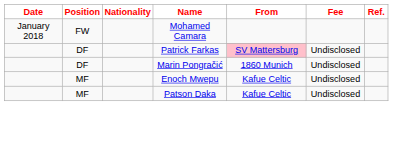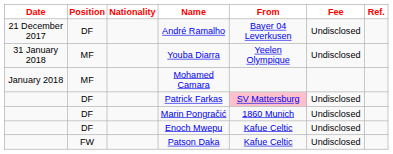+ row: (194, 31)
+ row: (194, 56)
(82, 31) FW -> (87, 80) MF
(82, 79) MF -> (87, 128) DF
(82, 94) MF -> (87, 142) FW
